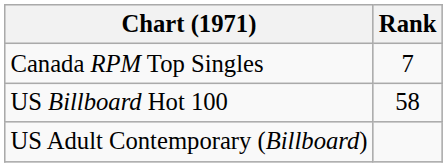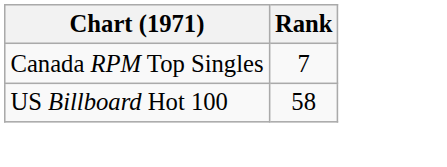- row: (189, 141)
